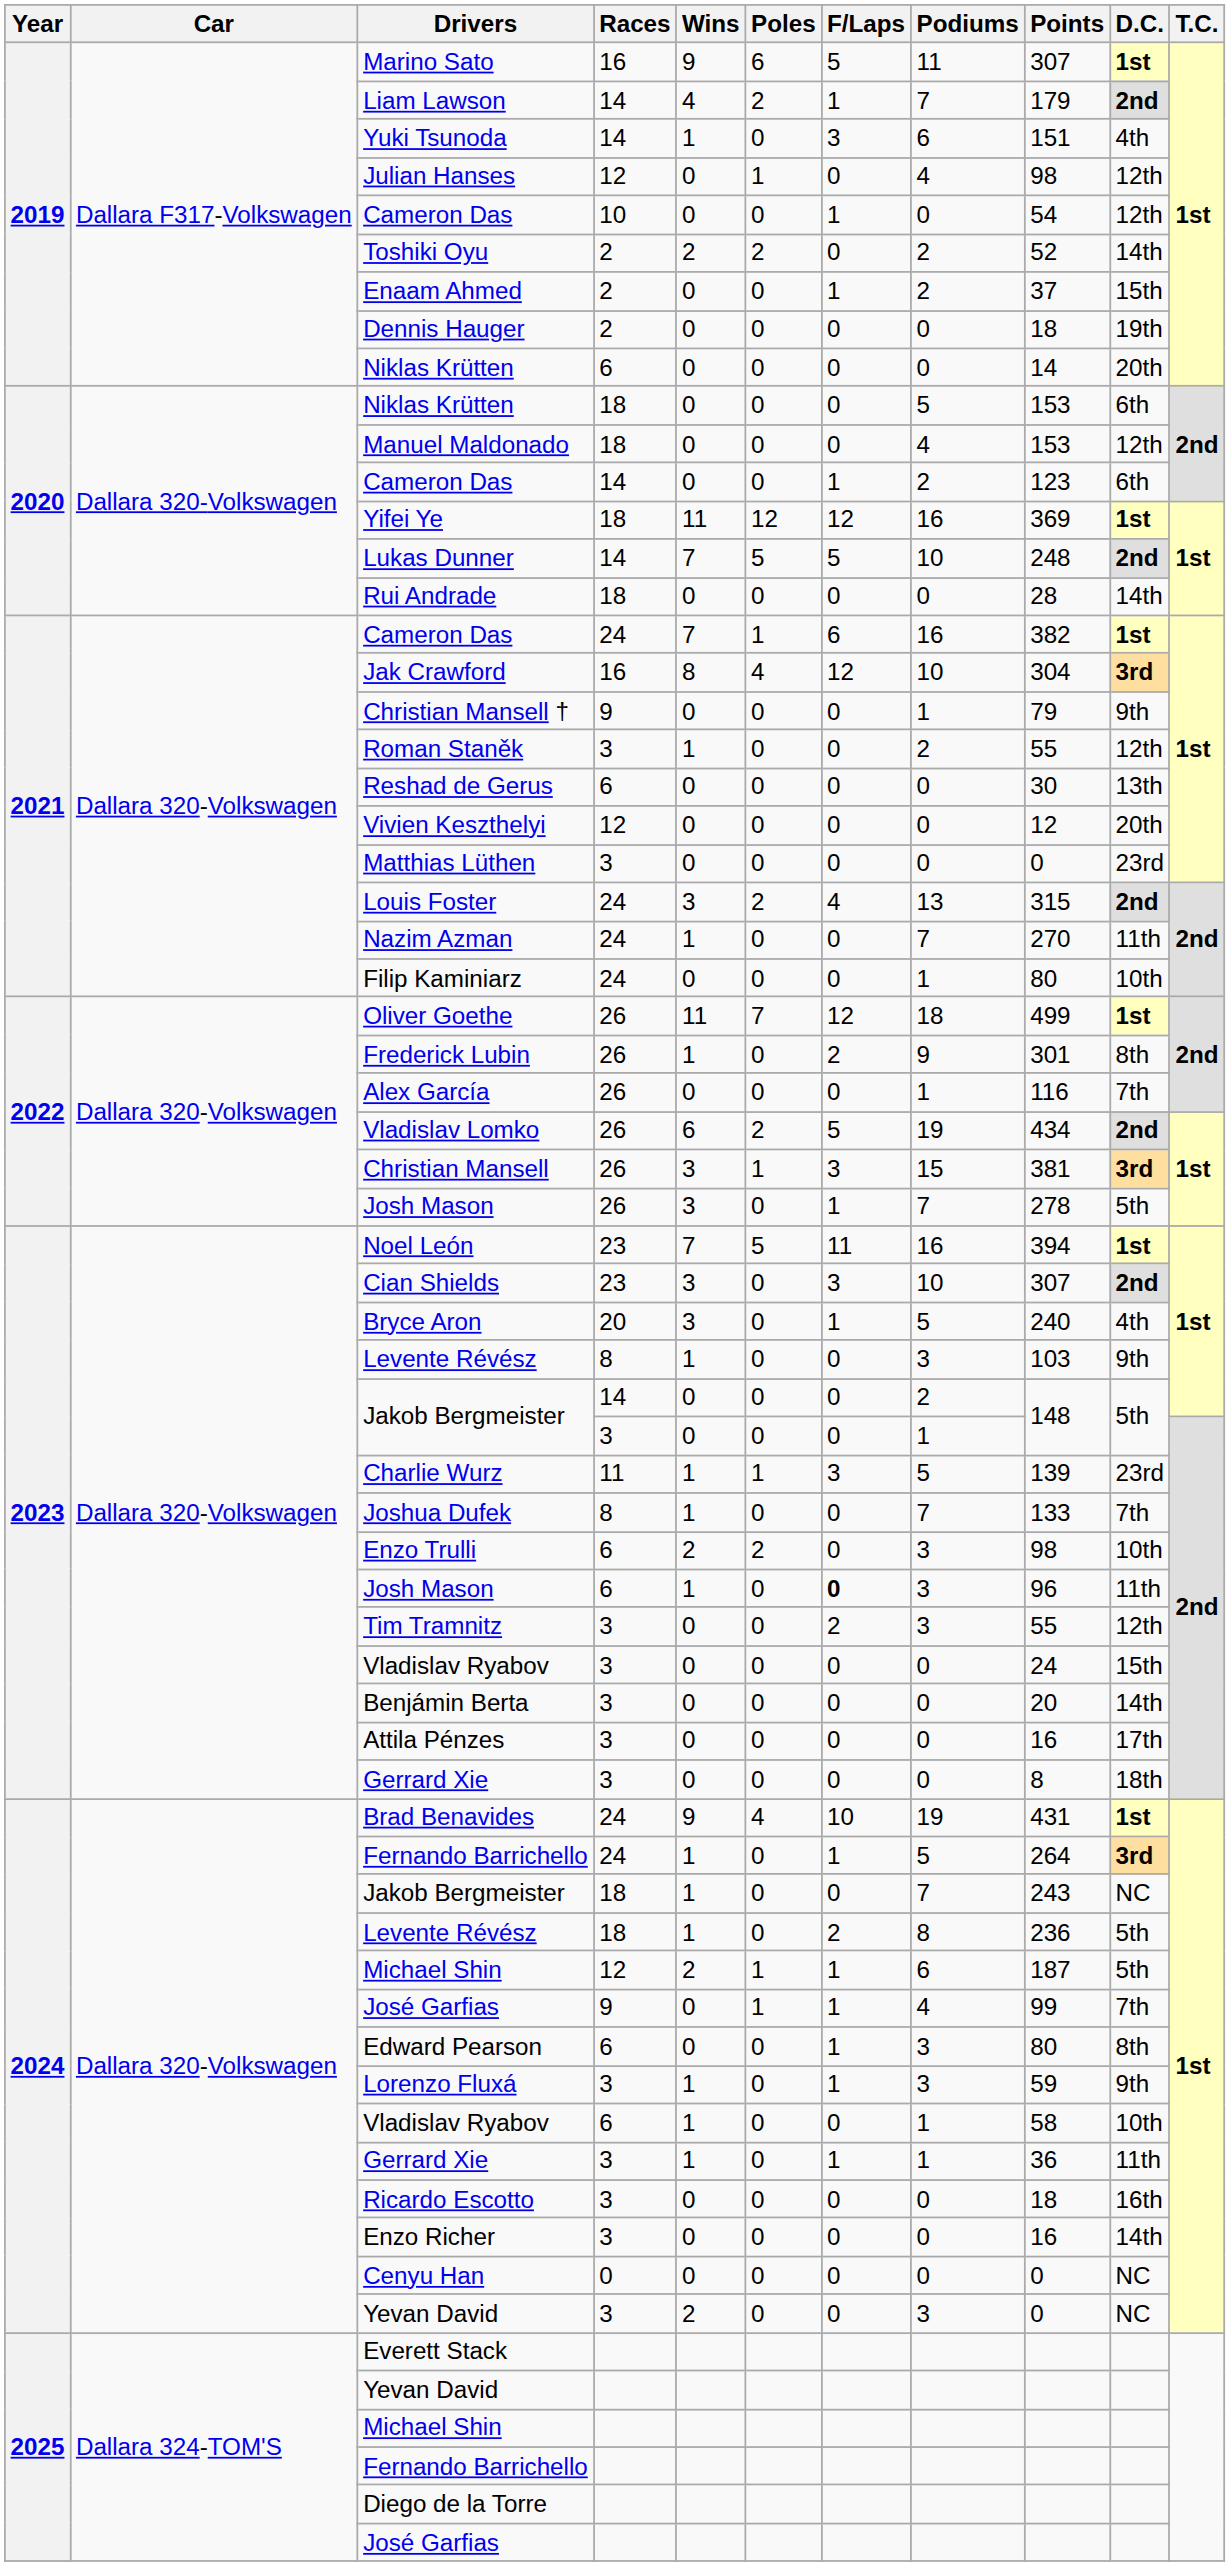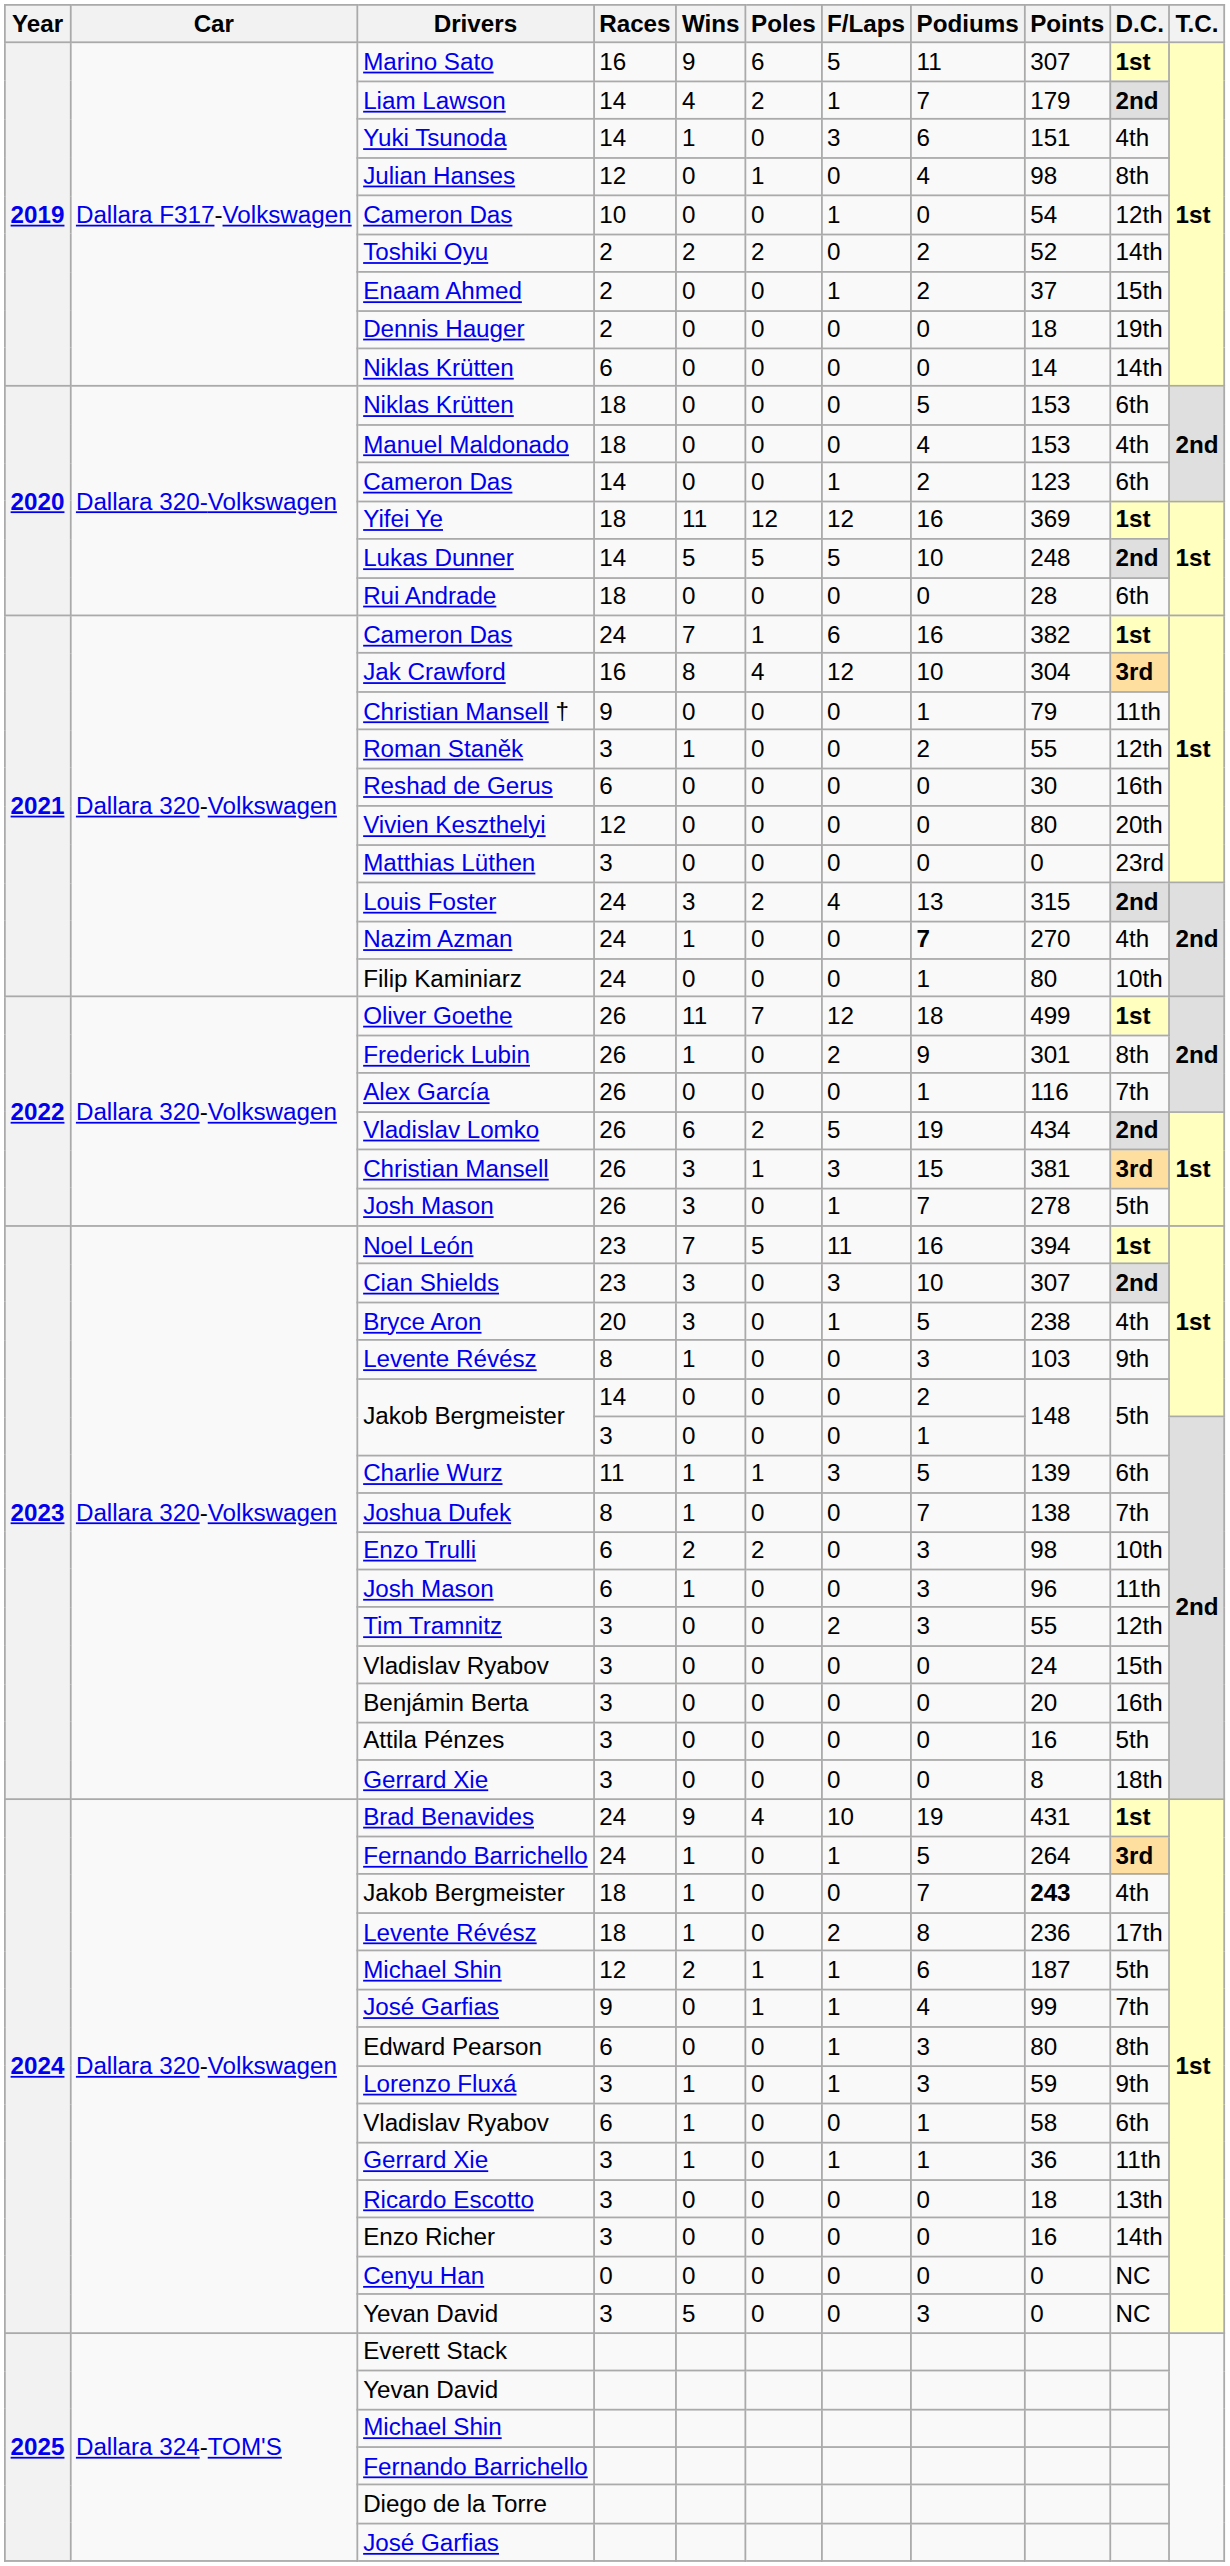(1139, 176) 12th -> (1132, 176) 8th
(1139, 367) 20th -> (1139, 367) 14th
(1139, 443) 12th -> (1132, 443) 4th
(689, 558) 7 -> (689, 558) 5
(1139, 596) 14th -> (1132, 596) 6th
(1132, 710) 9th -> (1138, 710) 11th
(1139, 787) 13th -> (1139, 787) 16th
(1044, 825) 12 -> (1044, 825) 80
(923, 939) normal -> (923, 939) bold
(1138, 939) 11th -> (1132, 939) 4th
(1050, 1321) 240 -> (1050, 1321) 238
(1140, 1474) 23rd -> (1132, 1474) 6th
(1050, 1512) 133 -> (1050, 1512) 138
(834, 1588) bold -> (834, 1588) normal
(1139, 1703) 14th -> (1139, 1703) 16th
(1139, 1741) 17th -> (1132, 1741) 5th
(1050, 1893) normal -> (1050, 1893) bold
(1133, 1893) NC -> (1132, 1893) 4th
(1132, 1932) 5th -> (1139, 1932) 17th
(1139, 2122) 10th -> (1132, 2122) 6th
(1139, 2199) 16th -> (1139, 2199) 13th
(689, 2313) 2 -> (689, 2313) 5
